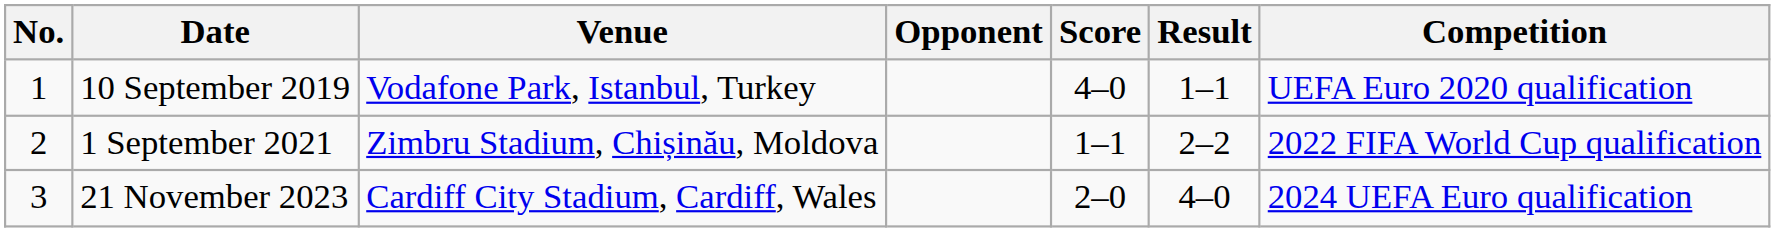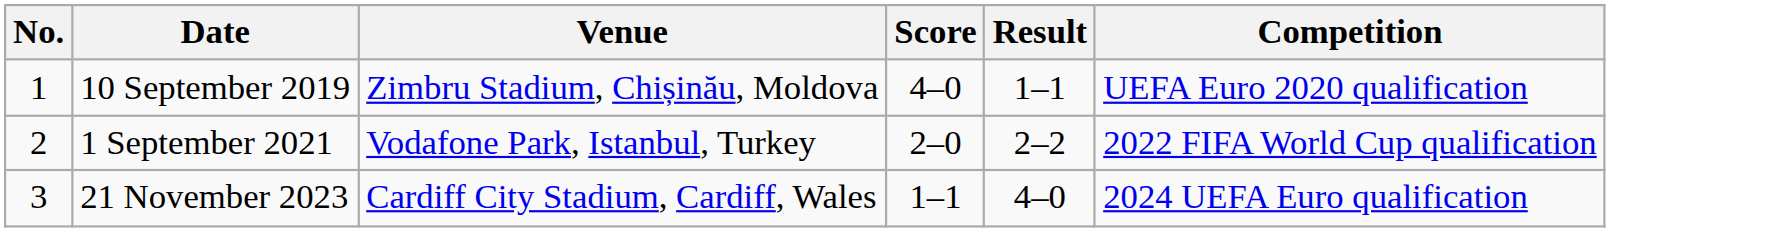- column: (969, 32)
(591, 87) Vodafone Park, Istanbul, Turkey -> (622, 87) Zimbru Stadium, Chișinău, Moldova
(622, 142) Zimbru Stadium, Chișinău, Moldova -> (591, 142) Vodafone Park, Istanbul, Turkey
(1100, 142) 1–1 -> (935, 142) 2–0
(1100, 197) 2–0 -> (935, 197) 1–1
